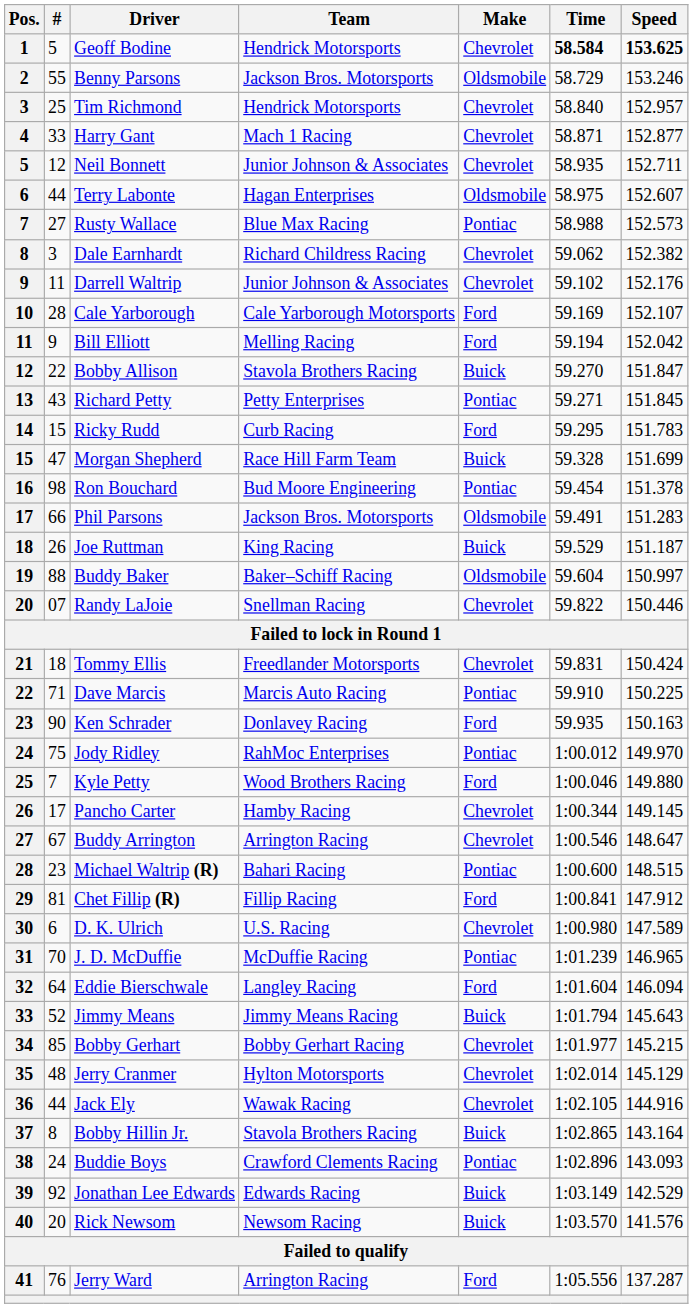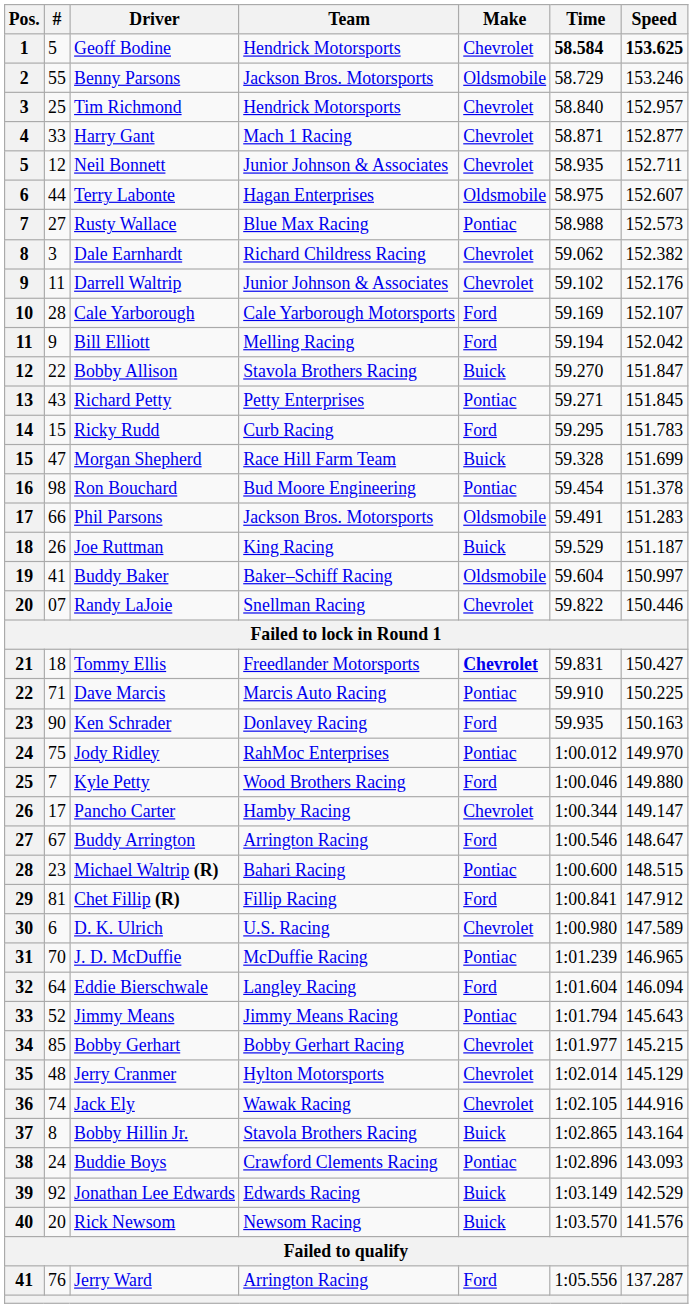(57, 576) 88 -> (57, 576) 41
(498, 664) normal -> (501, 664) bold
(654, 664) 150.424 -> (654, 664) 150.427
(654, 811) 149.145 -> (654, 811) 149.147
(498, 840) Chevrolet -> (480, 840) Ford
(484, 1016) Buick -> (490, 1016) Pontiac
(57, 1104) 44 -> (57, 1104) 74
